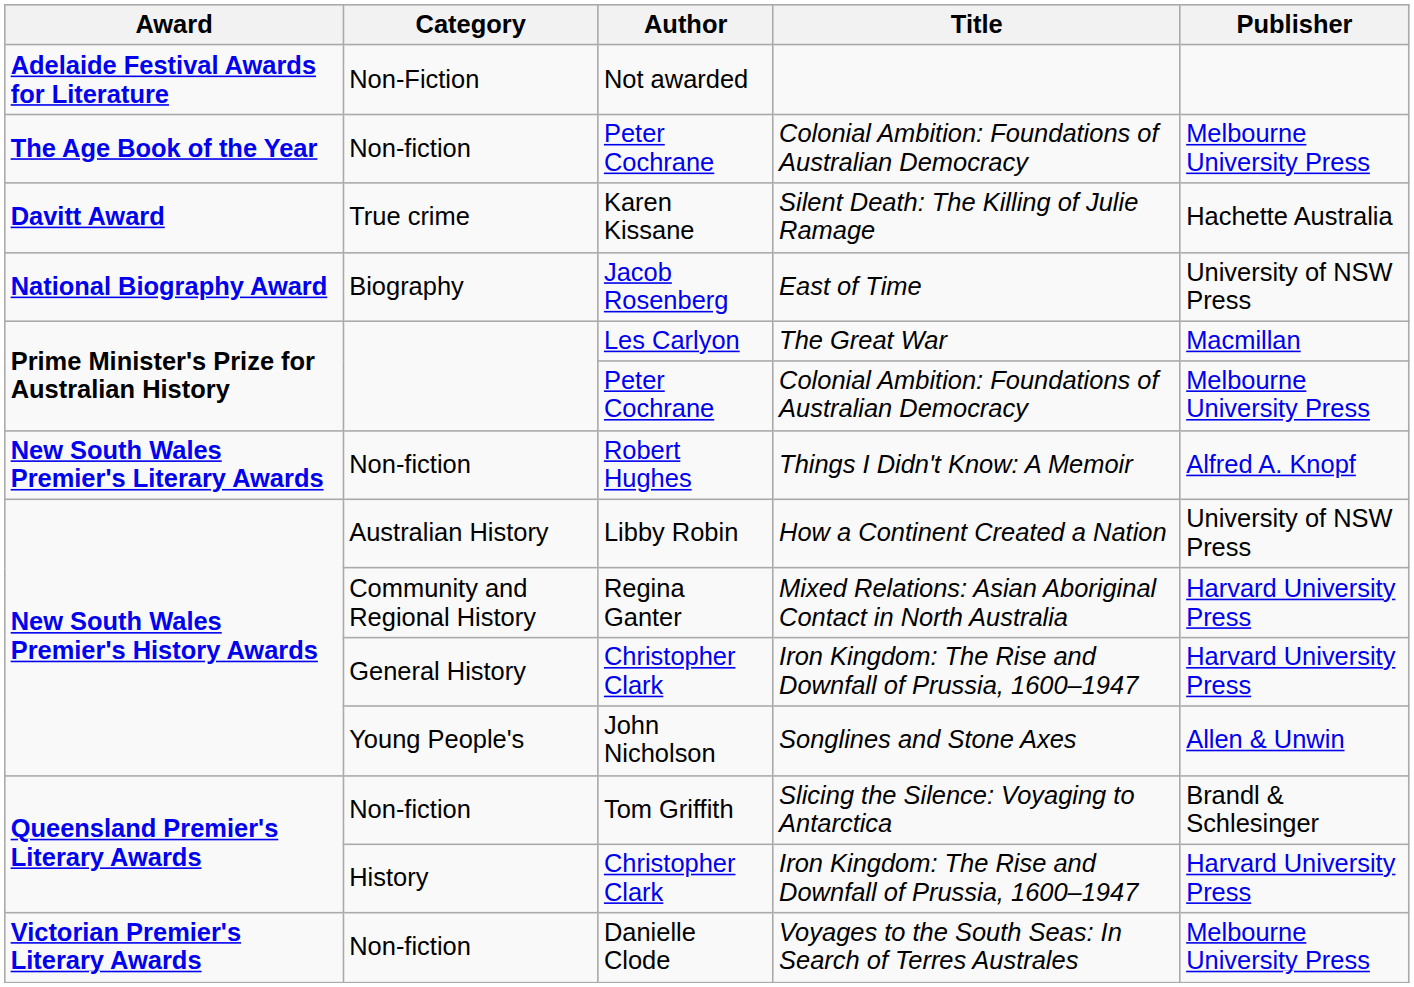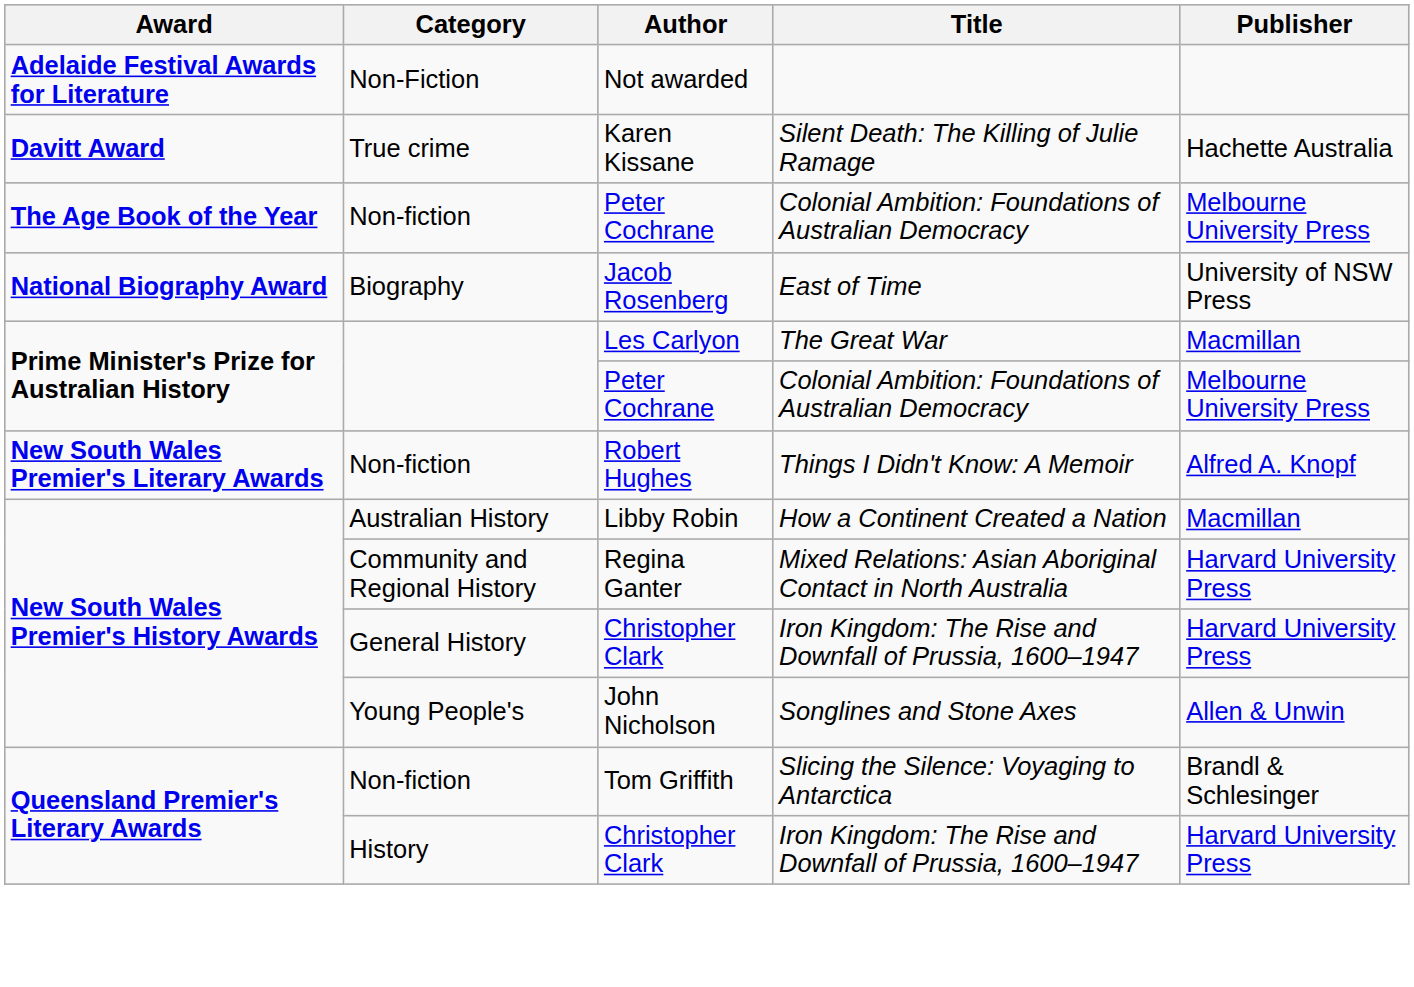rows swapped: (410, 148) <-> (410, 217)
(1289, 533) University of NSW Press -> (1243, 519) Macmillan
- row: (410, 947)
